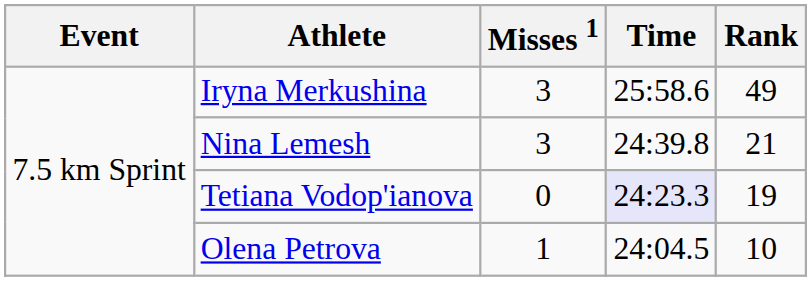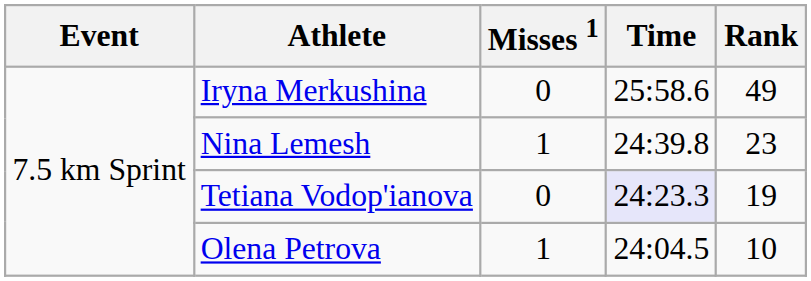(543, 91) 3 -> (543, 91) 0
(543, 143) 3 -> (543, 143) 1
(761, 143) 21 -> (761, 143) 23
